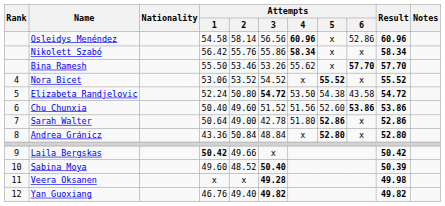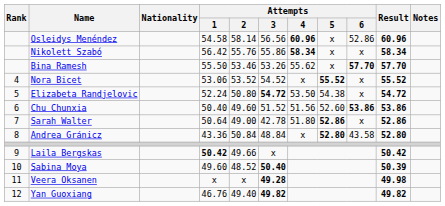(362, 94) 43.58 -> (362, 94) x
(362, 135) x -> (362, 135) 43.58
